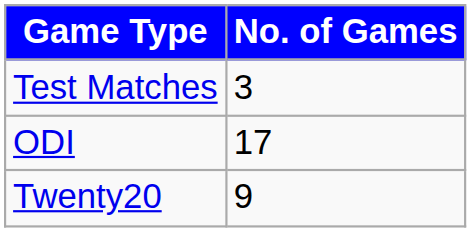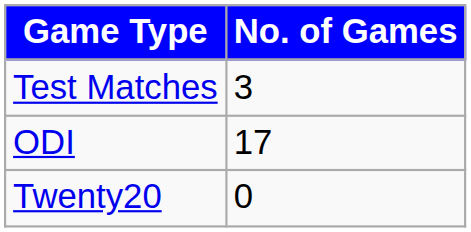(243, 197) 9 -> (243, 197) 0
